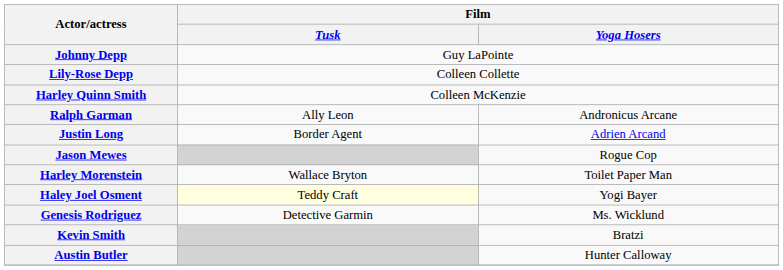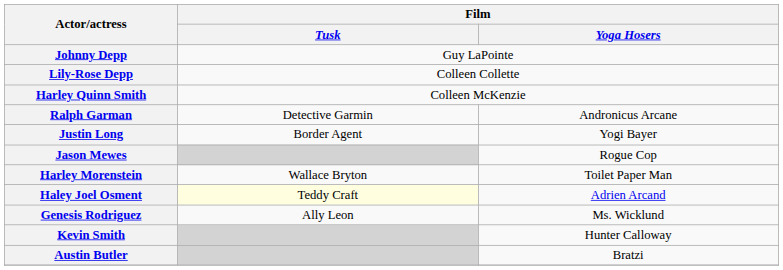(328, 114) Ally Leon -> (328, 114) Detective Garmin
(628, 134) Adrien Arcand -> (628, 134) Yogi Bayer
(628, 194) Yogi Bayer -> (628, 194) Adrien Arcand
(328, 214) Detective Garmin -> (328, 214) Ally Leon
(628, 235) Bratzi -> (628, 235) Hunter Calloway
(628, 255) Hunter Calloway -> (628, 255) Bratzi
